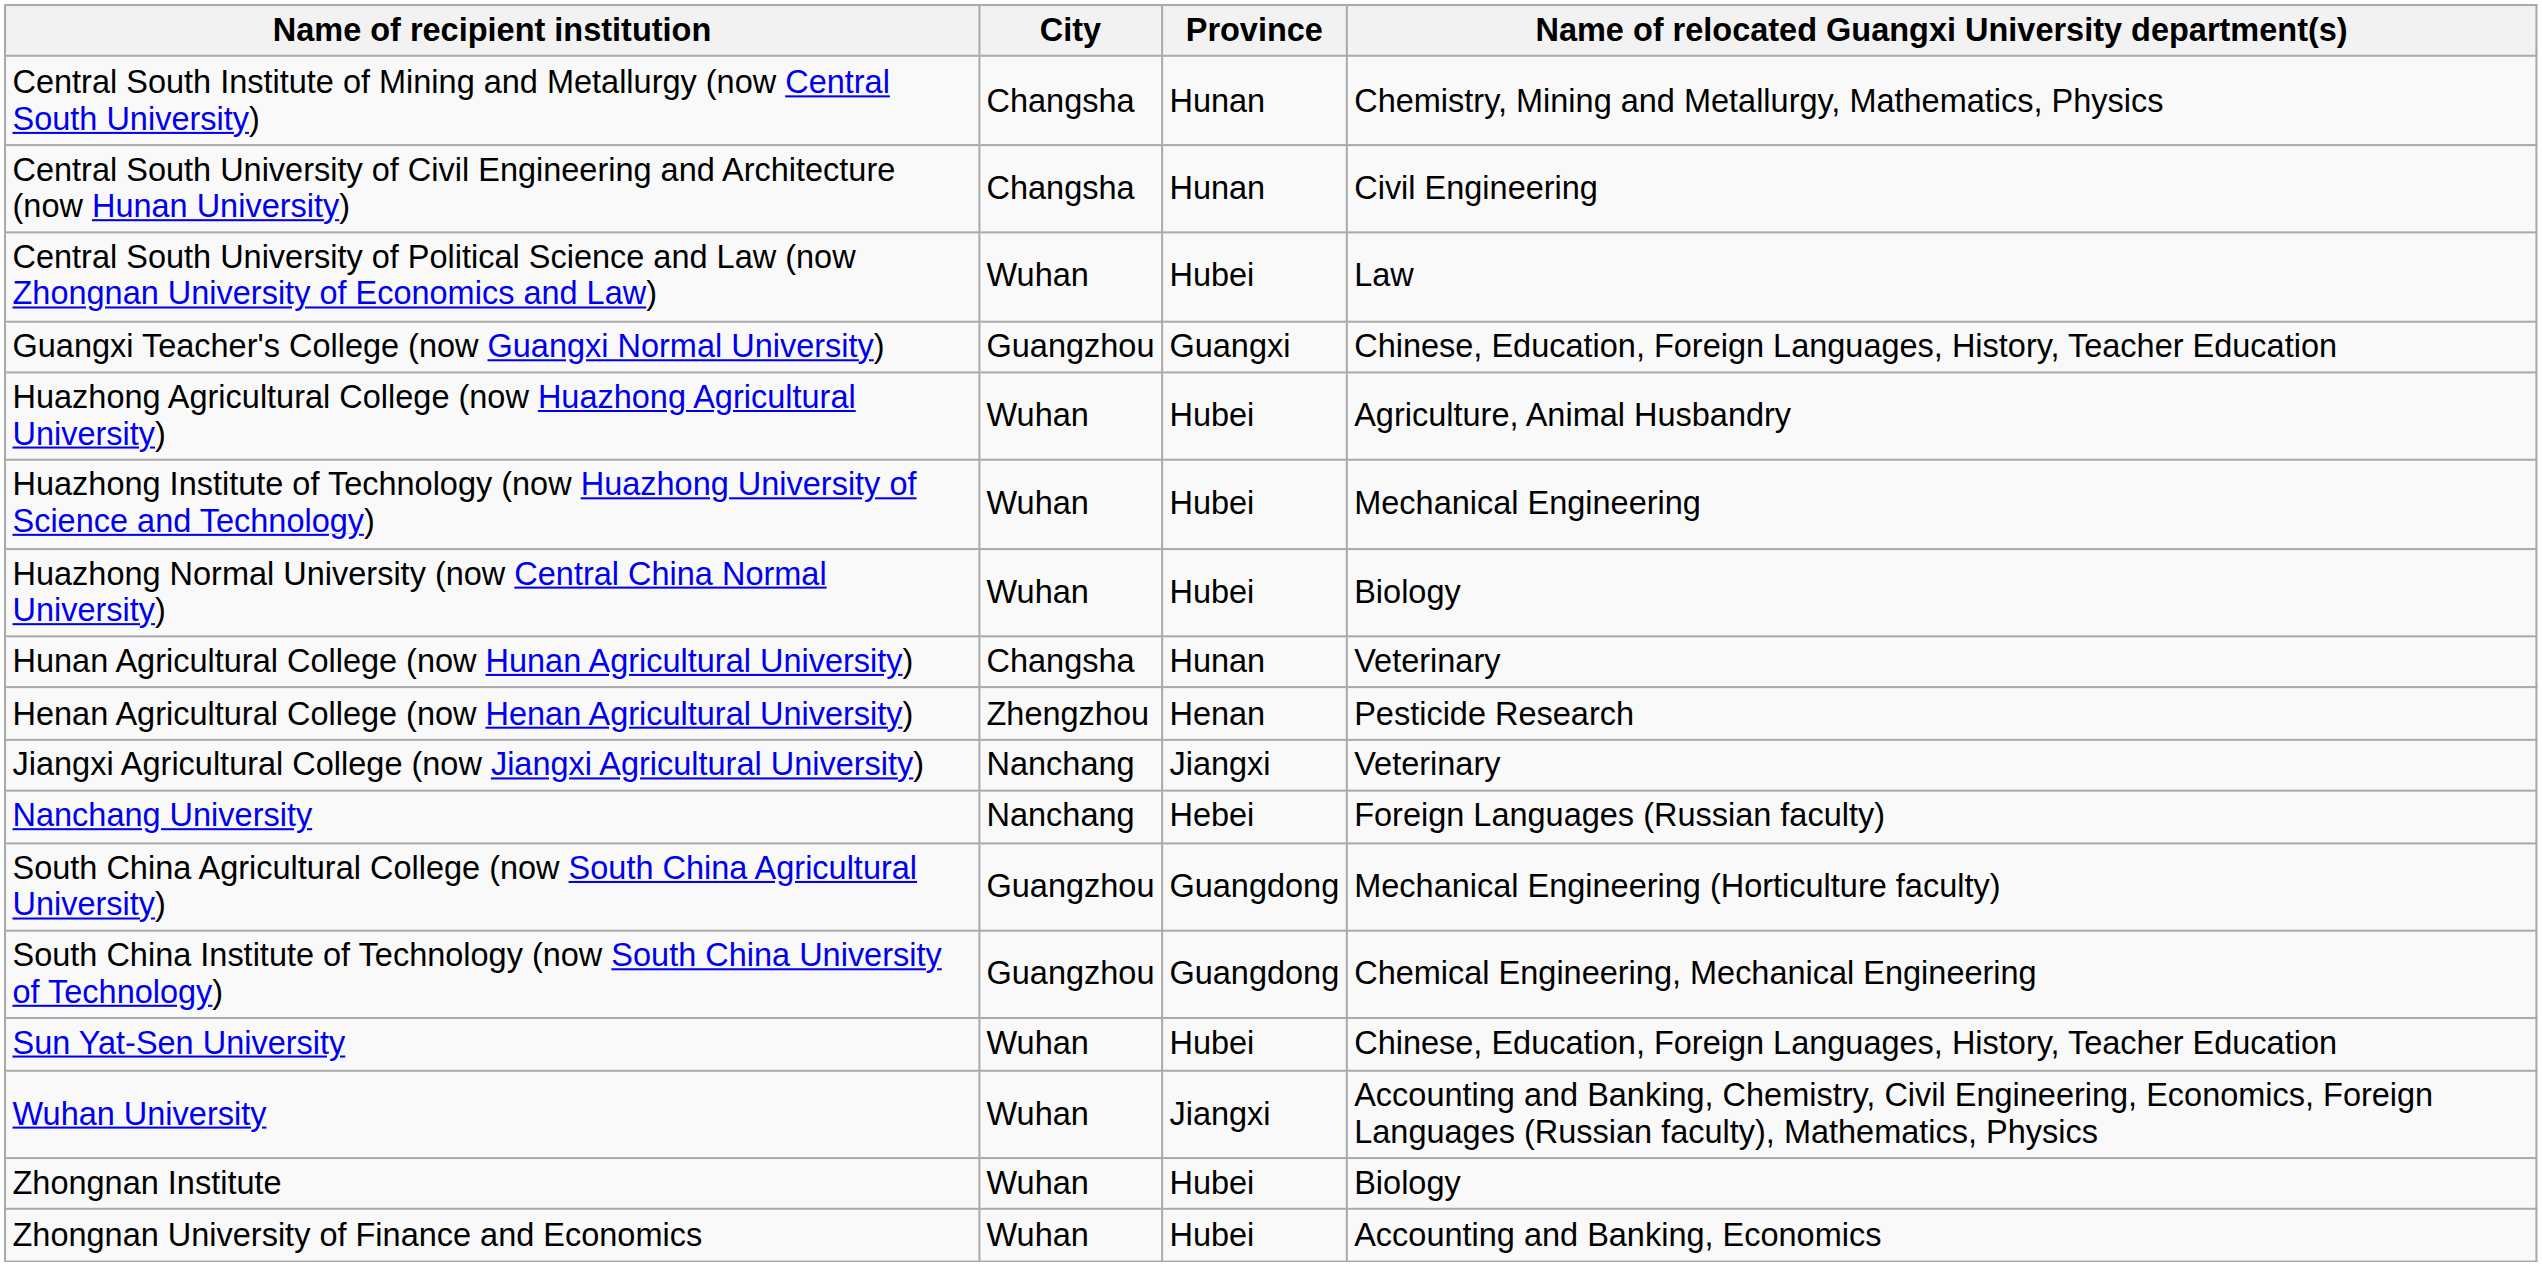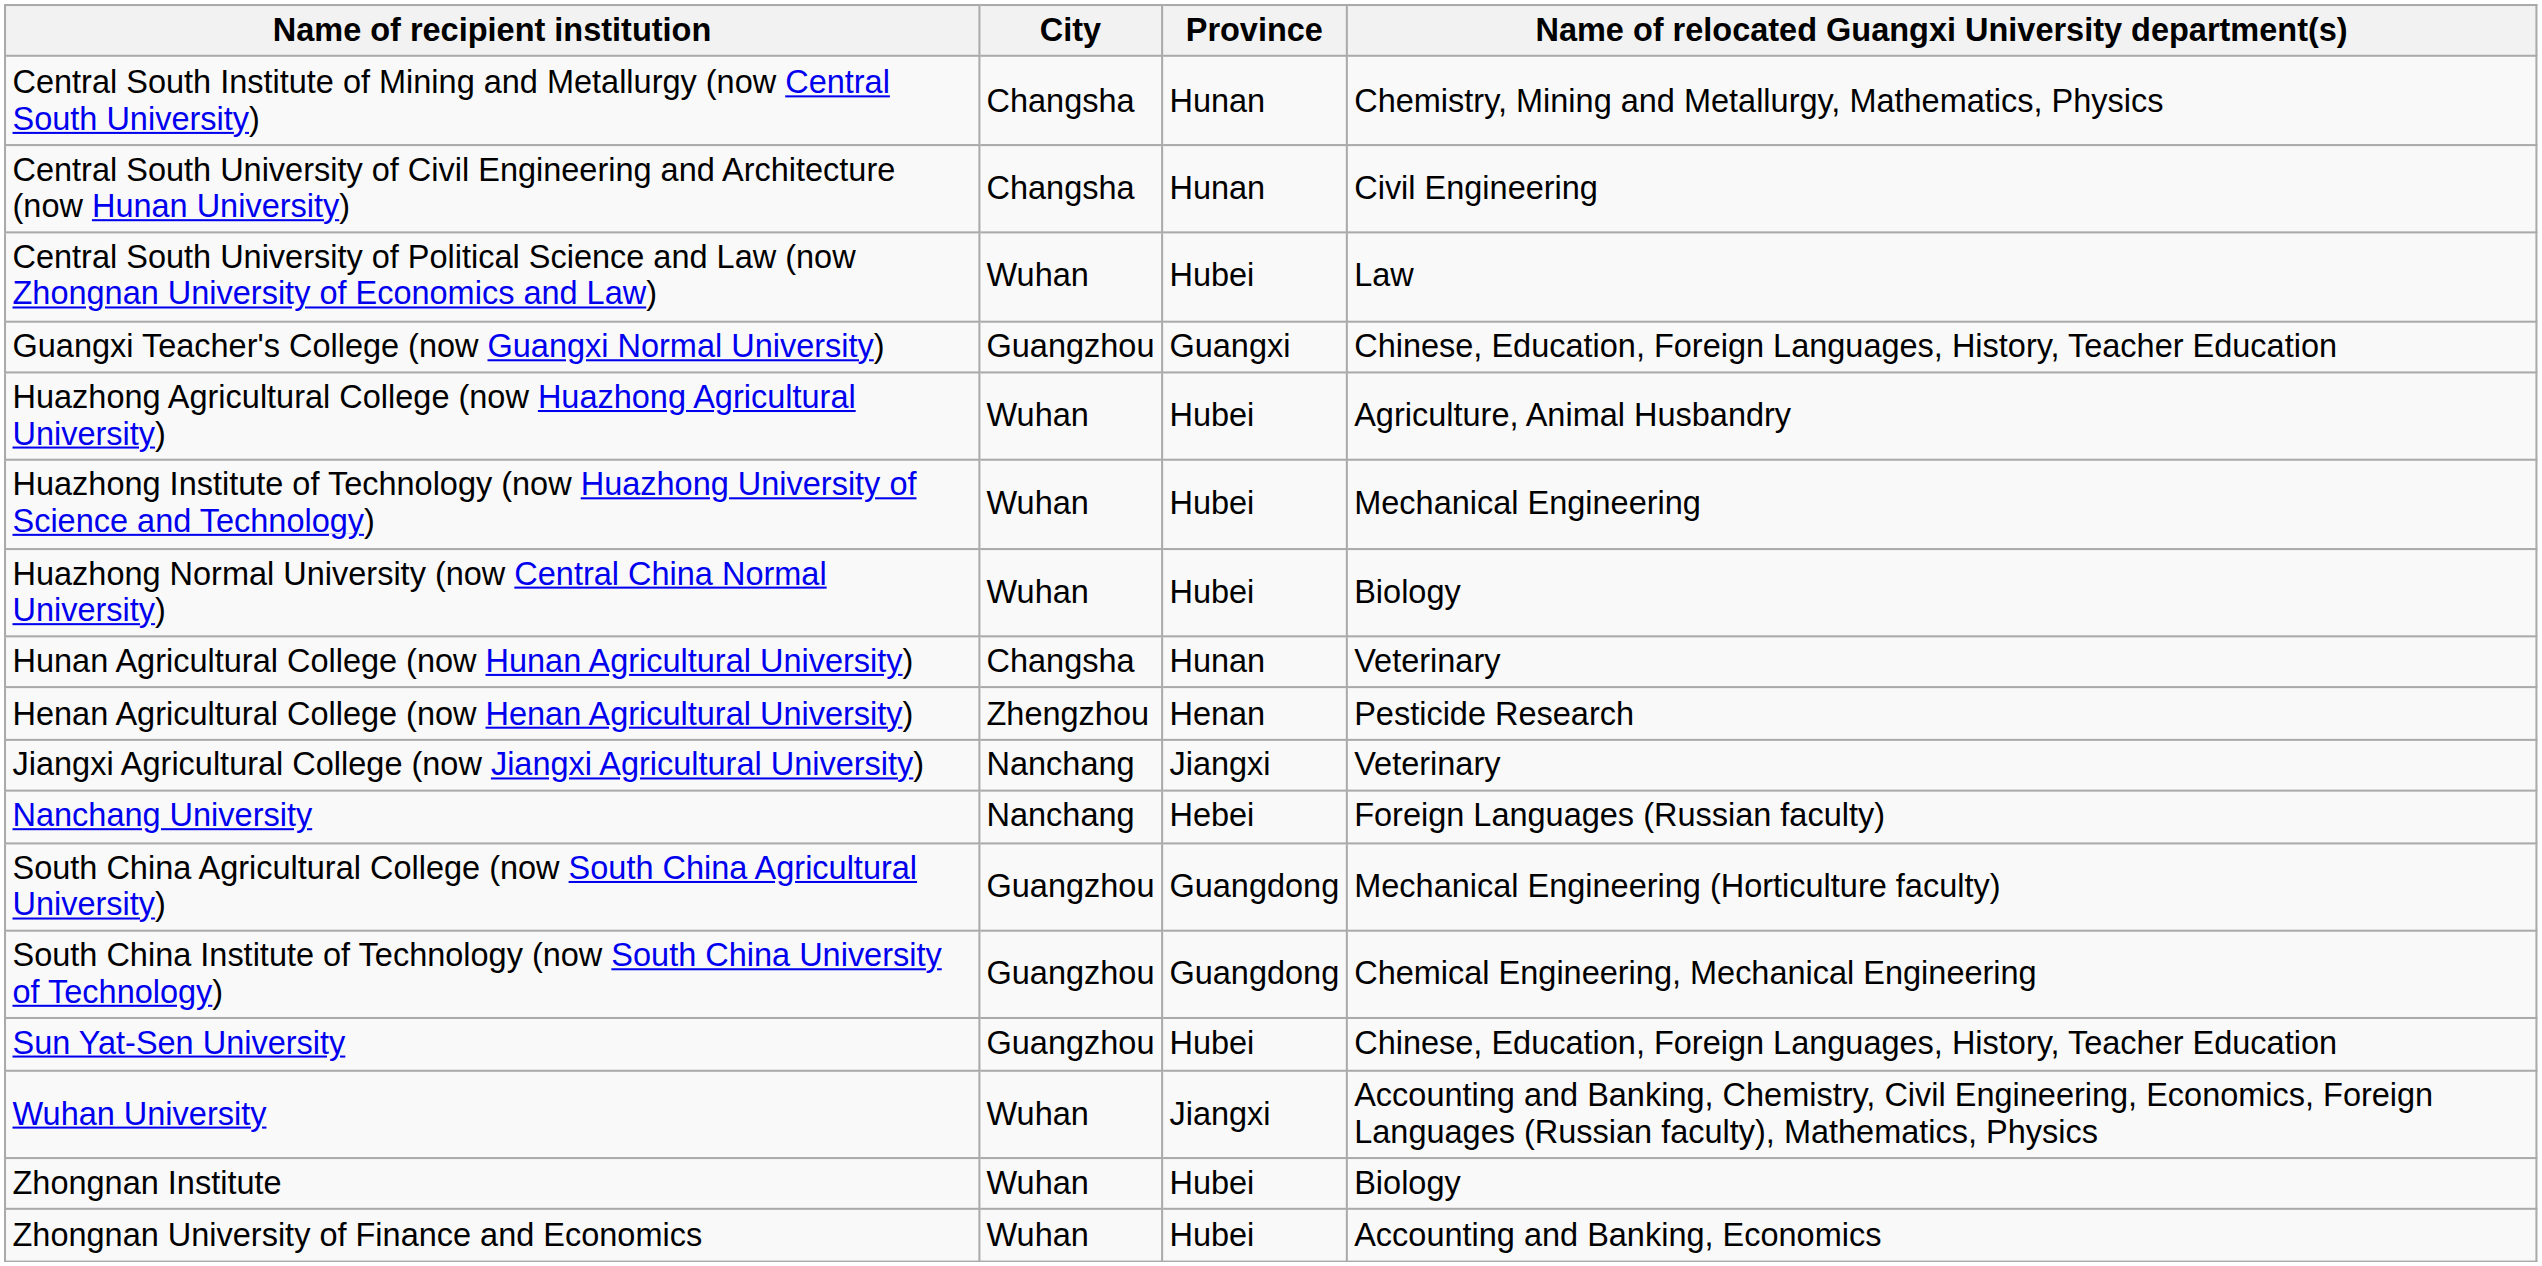(1038, 1043) Wuhan -> (1070, 1043) Guangzhou
